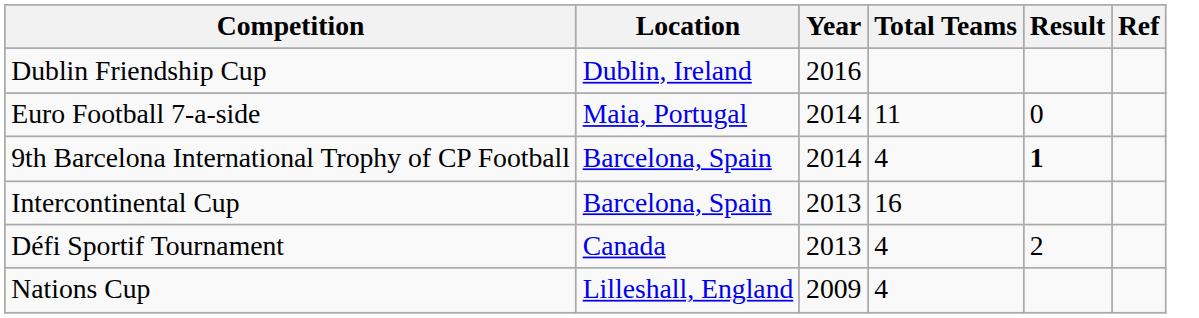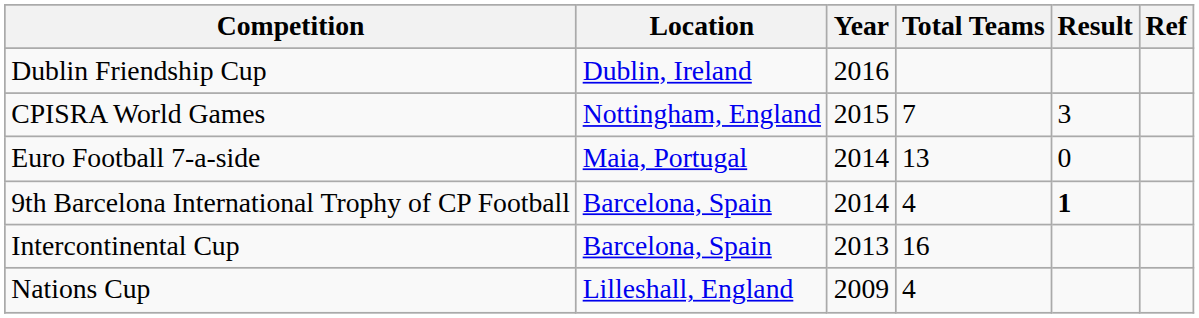+ row: (138, 114)
(888, 114) 11 -> (916, 158) 13
- row: (148, 245)
